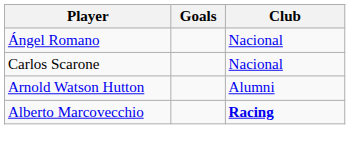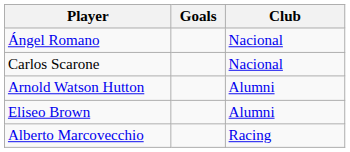+ row: (49, 111)
(251, 111) bold -> (250, 135) normal
